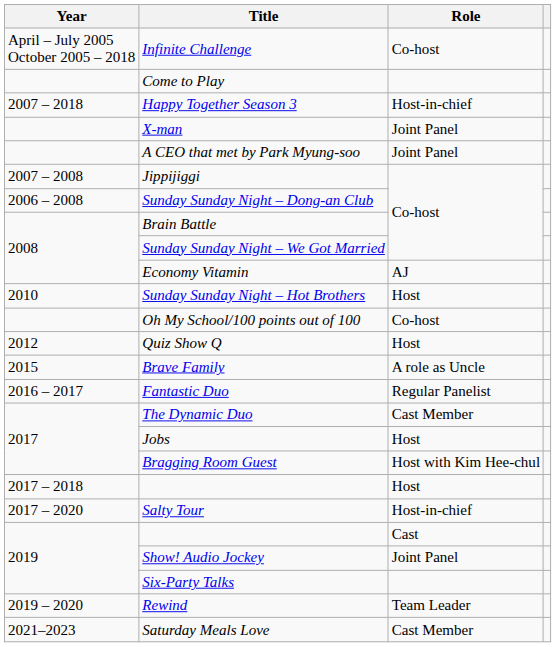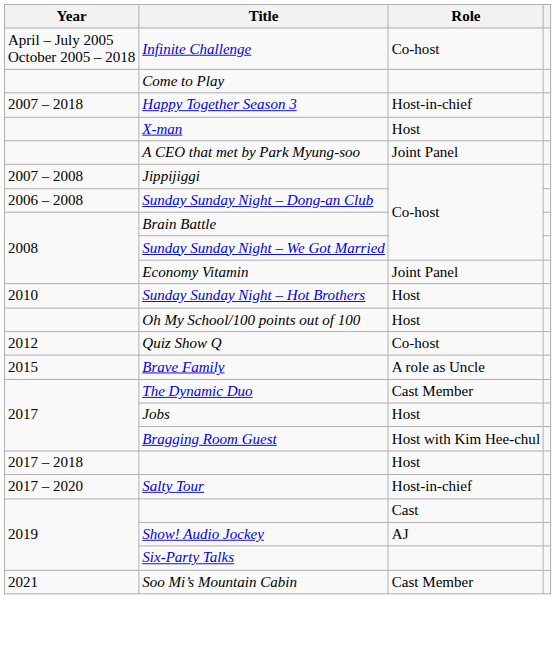(425, 128) Joint Panel -> (406, 128) Host
(400, 271) AJ -> (425, 271) Joint Panel
(416, 319) Co-host -> (406, 319) Host
(406, 343) Host -> (416, 343) Co-host
- row: (46, 391)
(425, 558) Joint Panel -> (400, 534) AJ
- row: (46, 605)
+ row: (23, 581)
- row: (42, 629)
